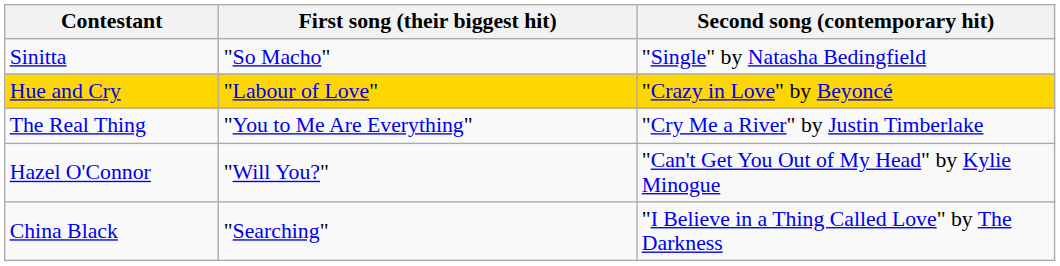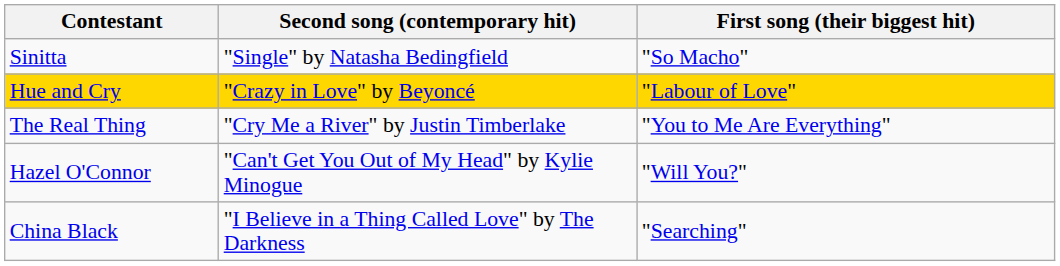columns swapped: (428, 21) <-> (846, 21)
